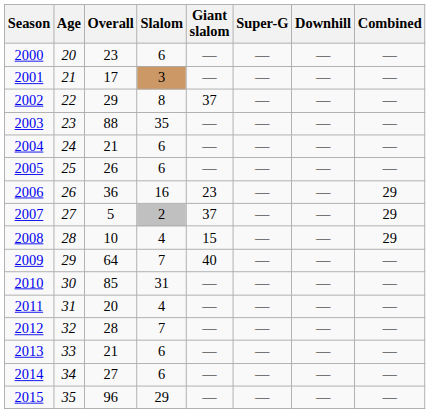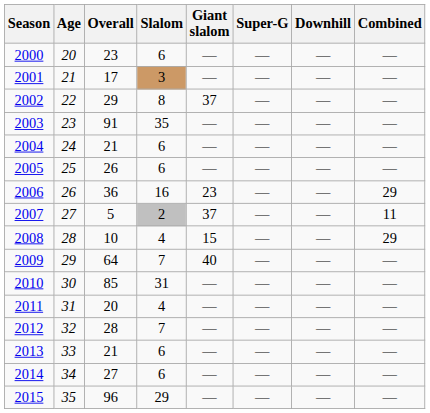(111, 123) 88 -> (111, 123) 91
(390, 214) 29 -> (390, 214) 11
